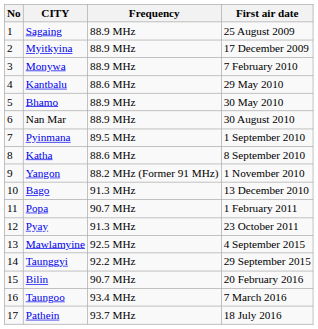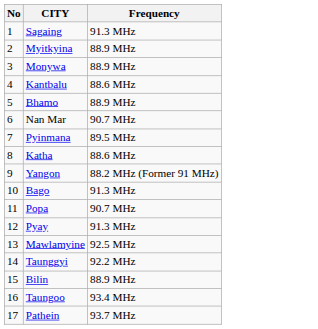- column: (267, 13)
(113, 31) 88.9 MHz -> (113, 31) 91.3 MHz
(113, 119) 88.9 MHz -> (113, 119) 90.7 MHz
(113, 279) 90.7 MHz -> (113, 279) 88.9 MHz
